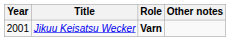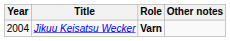(18, 28) 2001 -> (18, 28) 2004
